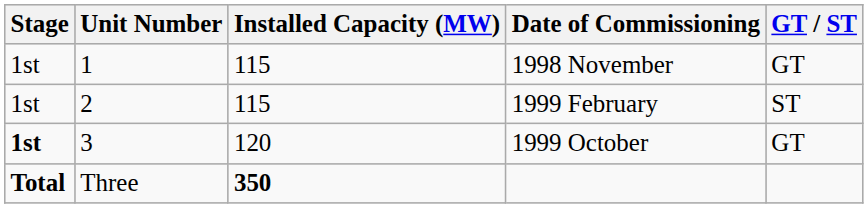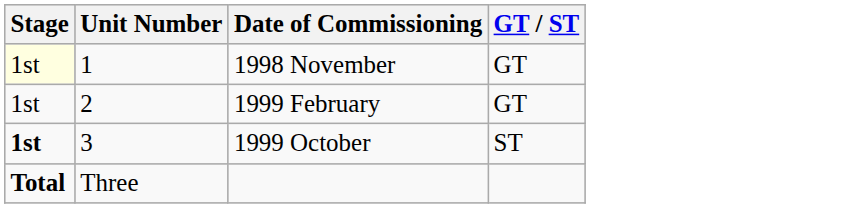- column: (367, 24)
(25, 63) no background -> (25, 63) lightyellow background
(786, 103) ST -> (510, 103) GT
(788, 143) GT -> (508, 143) ST
